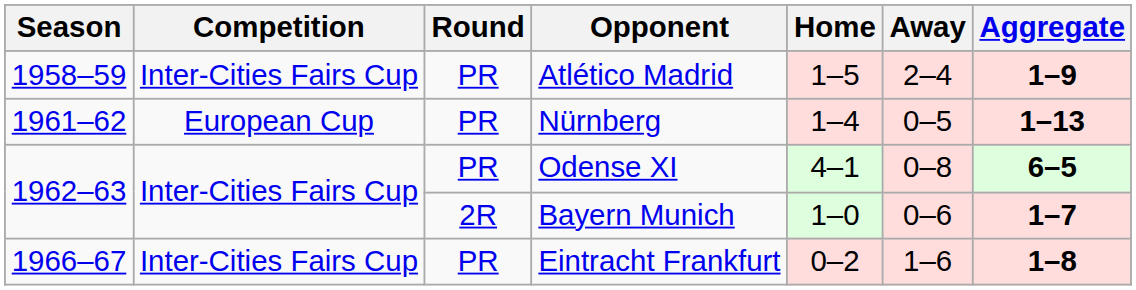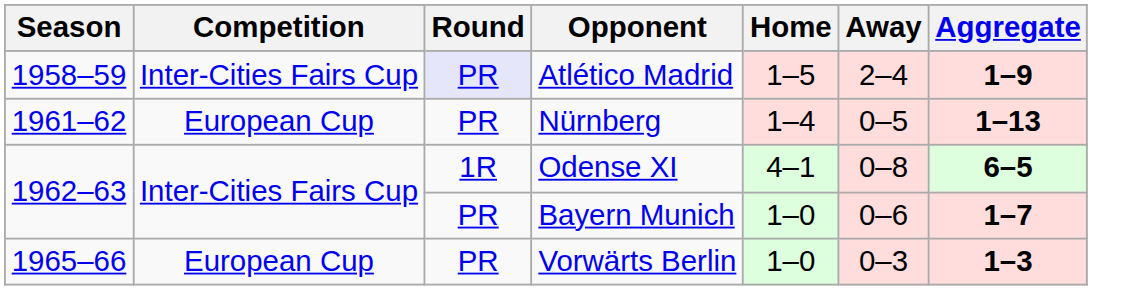(478, 74) no background -> (478, 74) lavender background
(478, 167) PR -> (478, 167) 1R
(478, 214) 2R -> (478, 214) PR
+ row: (637, 261)
- row: (659, 261)
